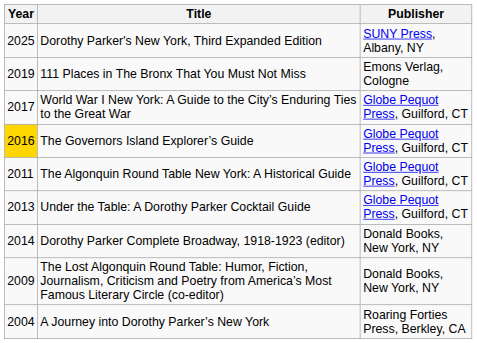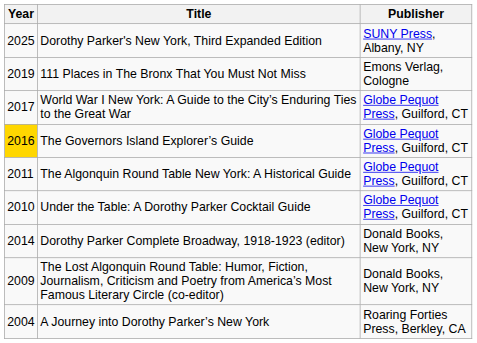(21, 207) 2013 -> (21, 207) 2010
